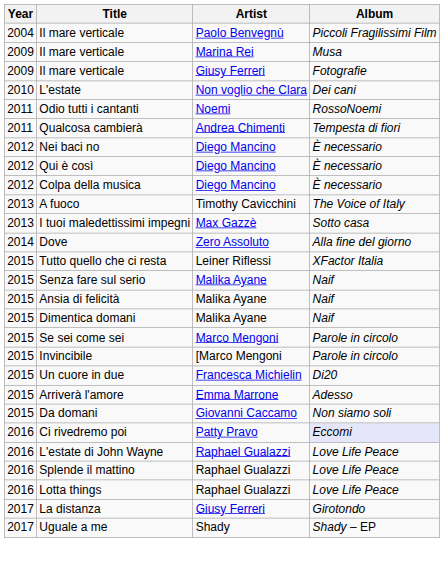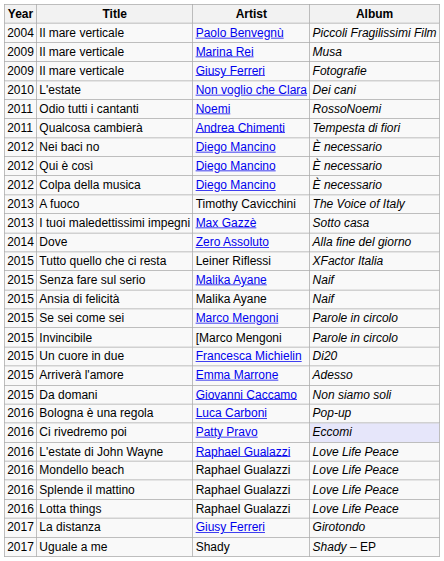- row: (87, 318)
+ row: (96, 413)
+ row: (82, 470)
